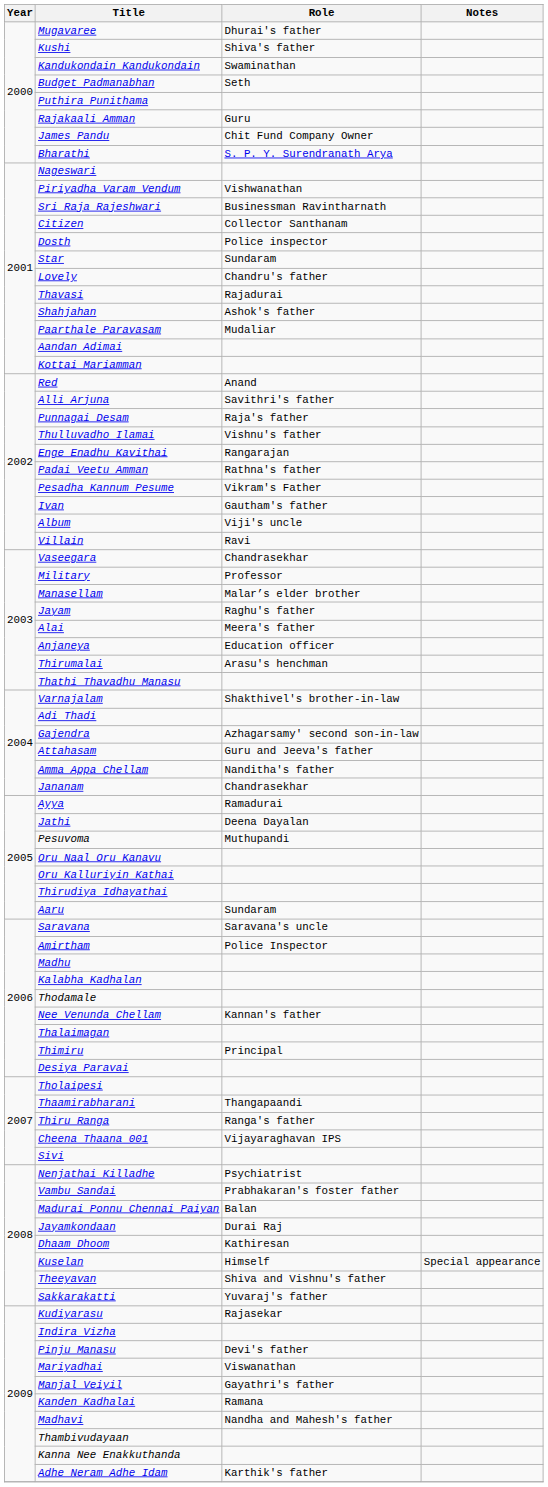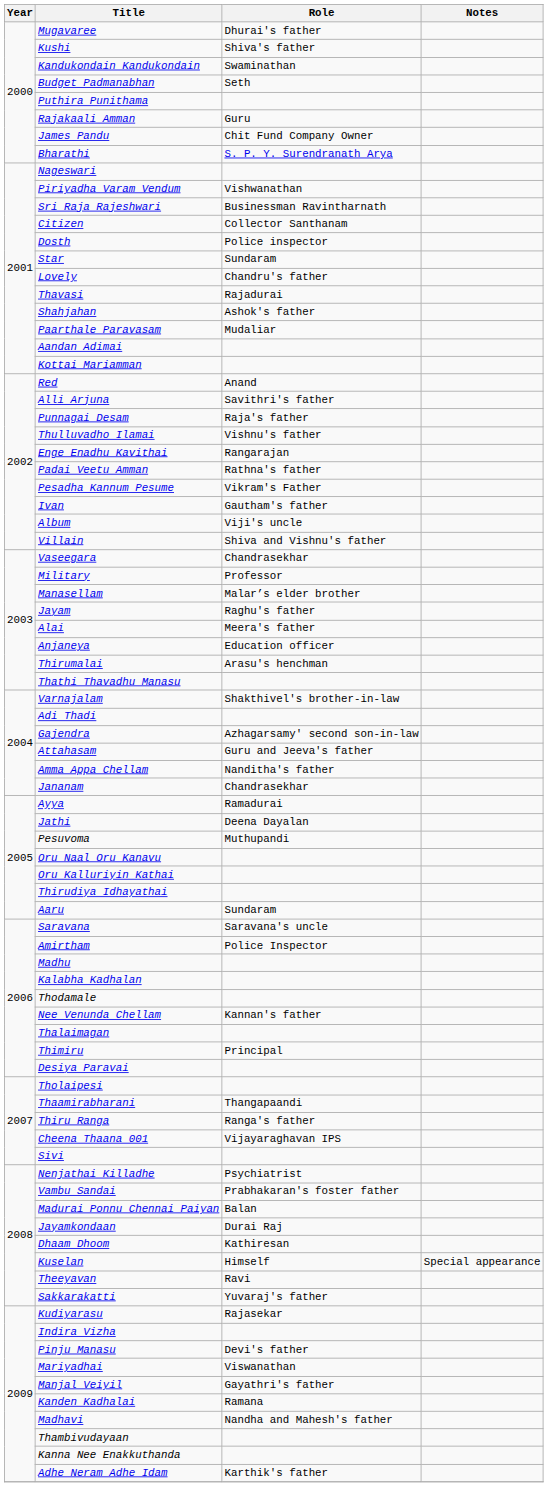(237, 541) Ravi -> (305, 541) Shiva and Vishnu's father
(305, 1279) Shiva and Vishnu's father -> (237, 1279) Ravi
